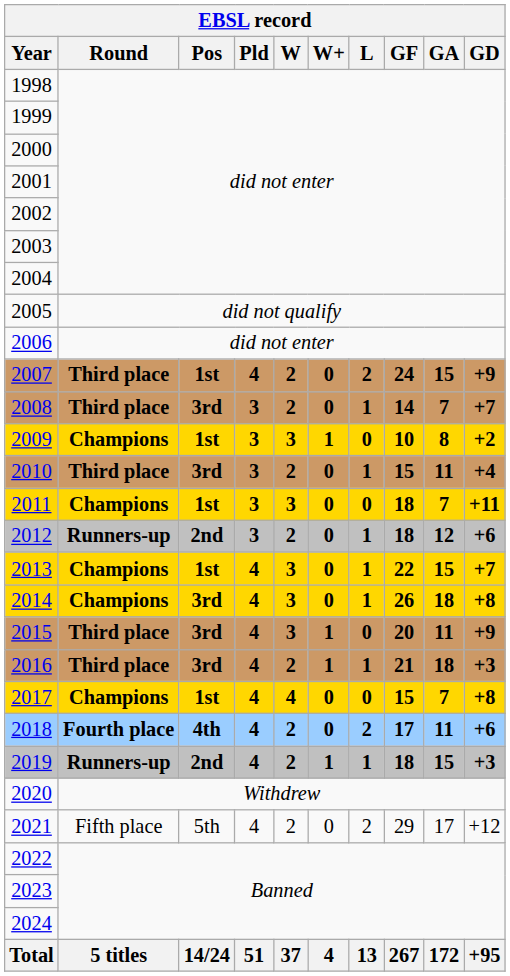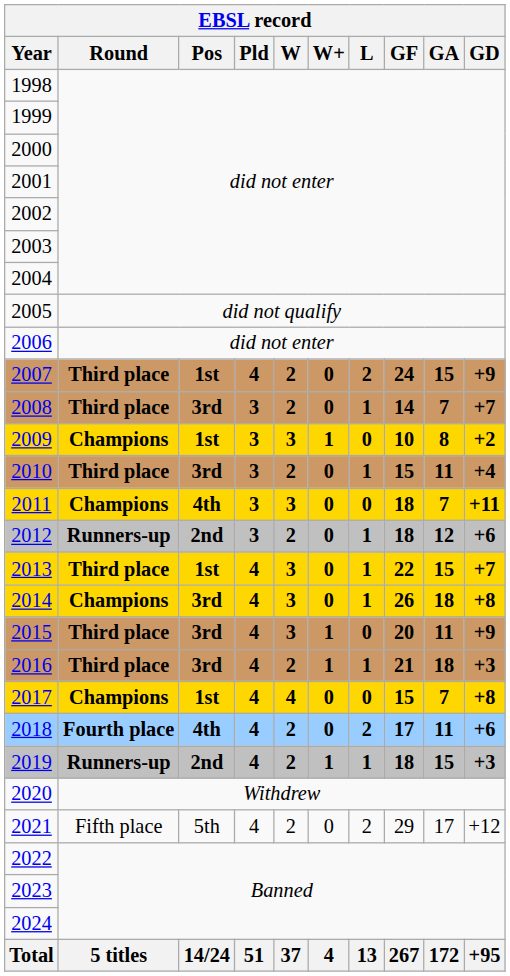(207, 504) 1st -> (207, 504) 4th
(119, 568) Champions -> (119, 568) Third place
